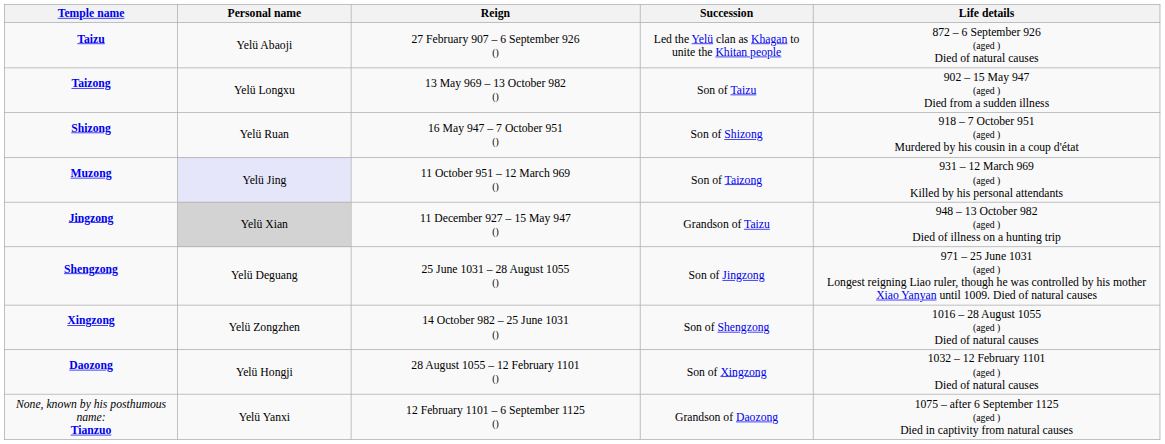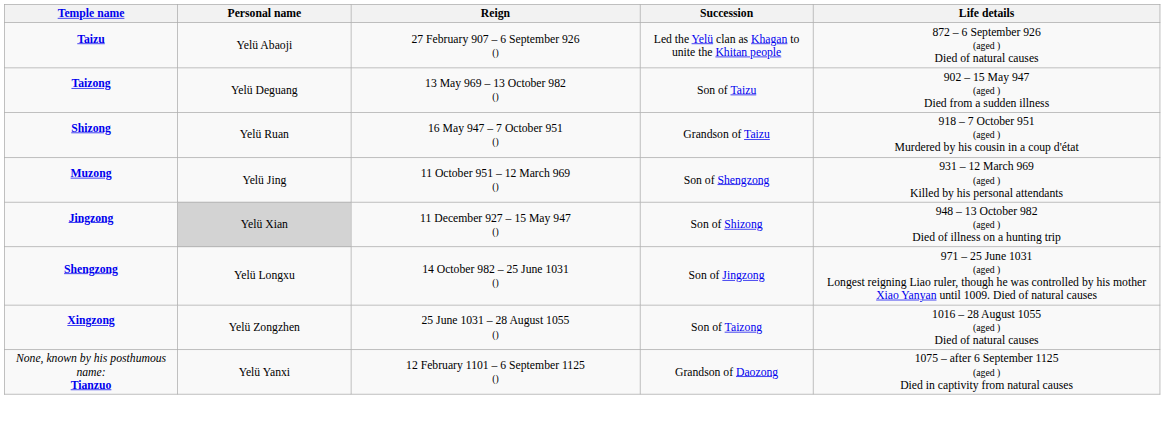(264, 90) Yelü Longxu -> (264, 90) Yelü Deguang
(727, 135) Son of Shizong -> (727, 135) Grandson of Taizu
(264, 179) lavender background -> (264, 179) no background
(727, 179) Son of Taizong -> (727, 179) Son of Shengzong
(727, 224) Grandson of Taizu -> (727, 224) Son of Shizong
(264, 276) Yelü Deguang -> (264, 276) Yelü Longxu
(495, 276) 25 June 1031 – 28 August 1055 () -> (495, 276) 14 October 982 – 25 June 1031 ()
(495, 327) 14 October 982 – 25 June 1031 () -> (495, 327) 25 June 1031 – 28 August 1055 ()
(727, 327) Son of Shengzong -> (727, 327) Son of Taizong
- row: (91, 365)
